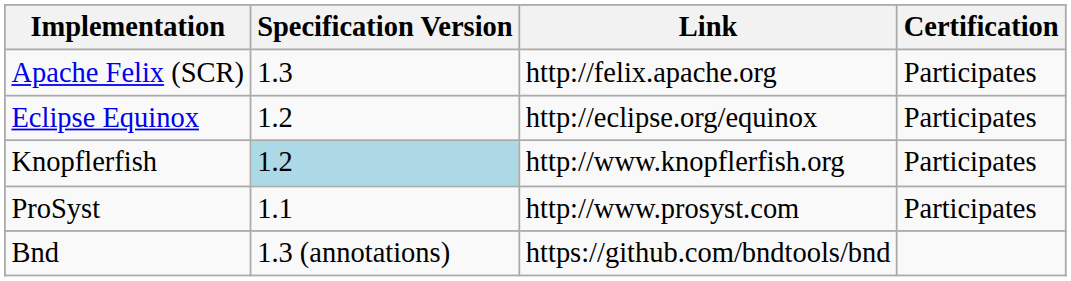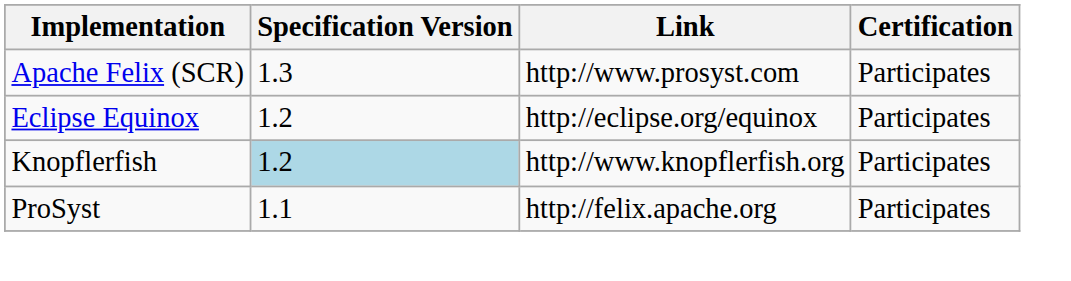(651, 72) http://felix.apache.org -> (663, 72) http://www.prosyst.com
(663, 207) http://www.prosyst.com -> (651, 207) http://felix.apache.org
- row: (35, 252)
